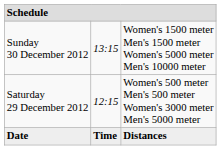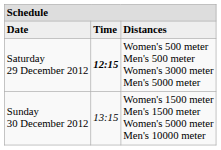rows swapped: (18, 136) <-> (48, 48)
(106, 101) normal -> (106, 65) bold
